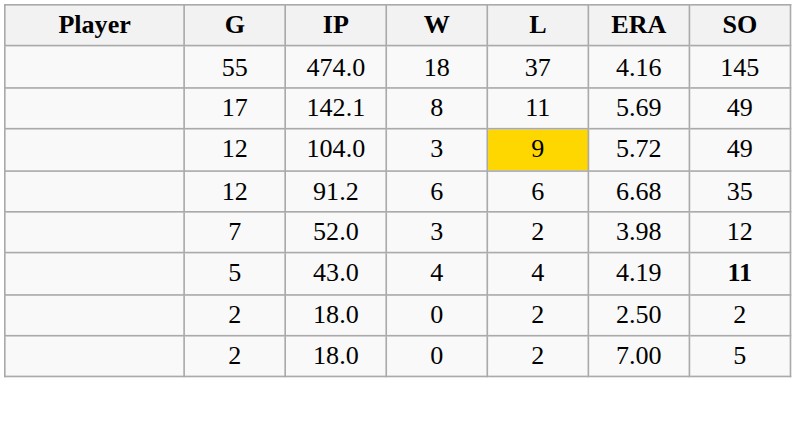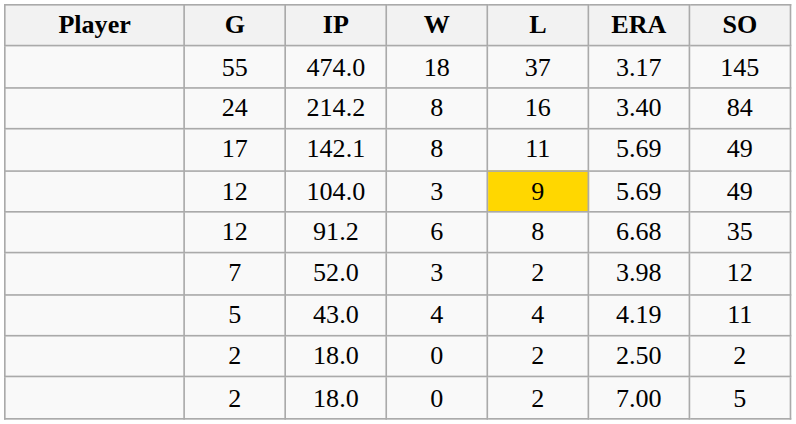(639, 66) 4.16 -> (639, 66) 3.17
+ row: (235, 107)
(639, 149) 5.72 -> (639, 190) 5.69
(538, 190) 6 -> (538, 231) 8
(740, 273) bold -> (740, 314) normal
